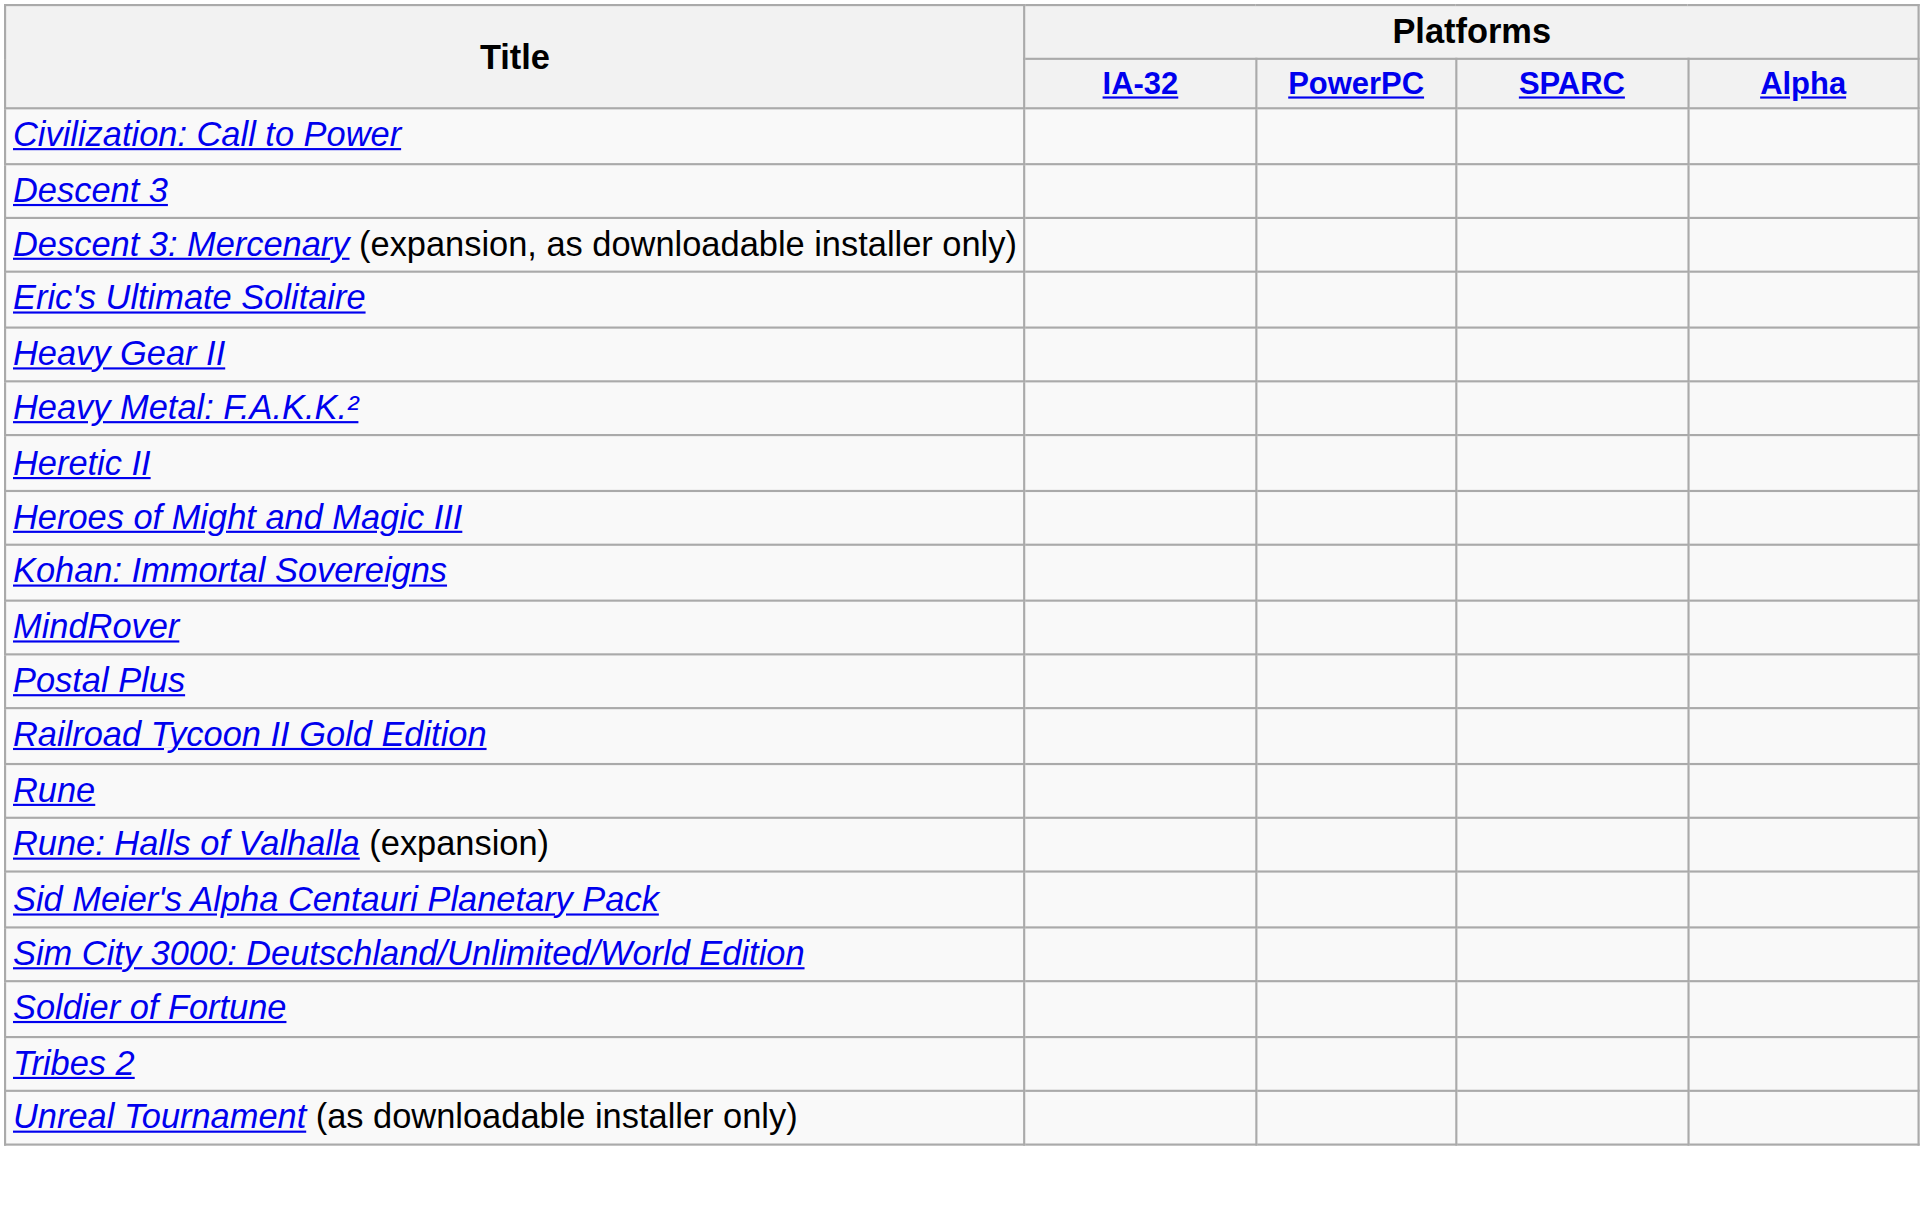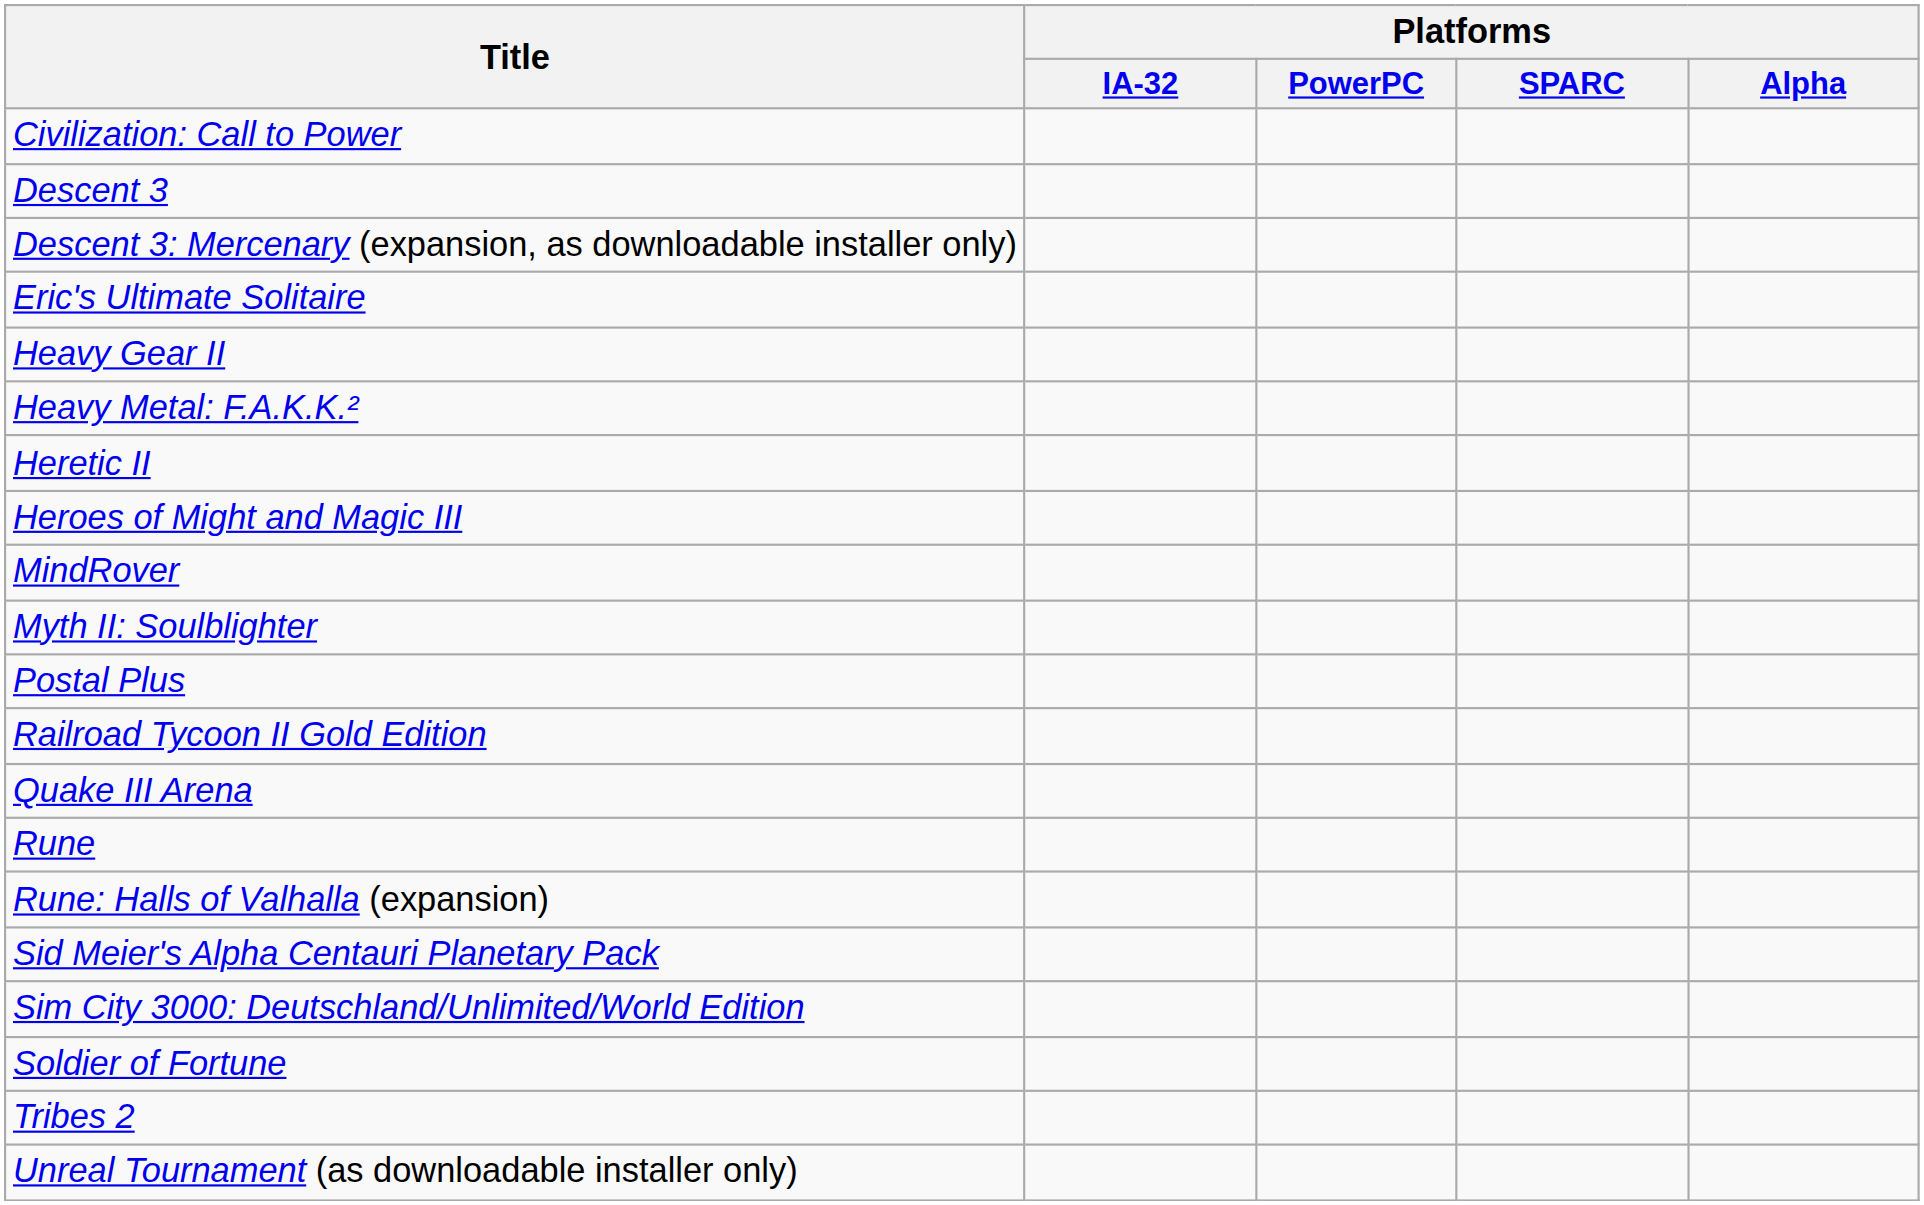- row: (230, 571)
+ row: (165, 626)
+ row: (133, 789)
